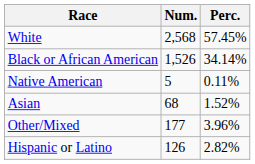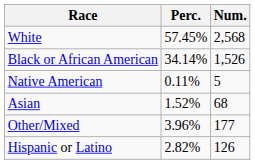columns swapped: (181, 15) <-> (225, 15)
